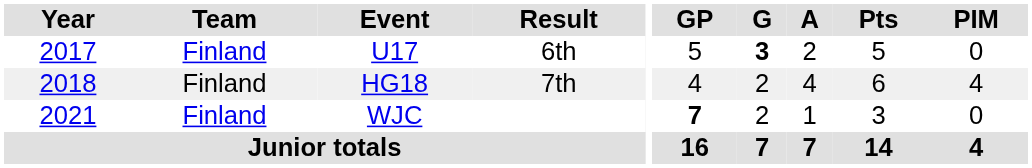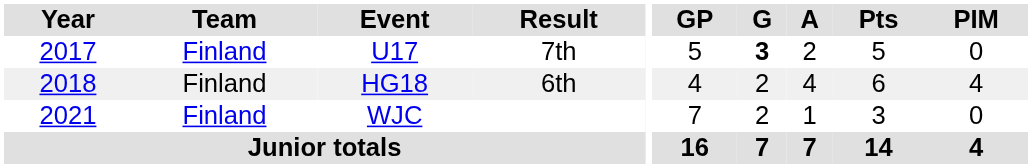(559, 51) 6th -> (559, 51) 7th
(559, 83) 7th -> (559, 83) 6th
(695, 115) bold -> (695, 115) normal
